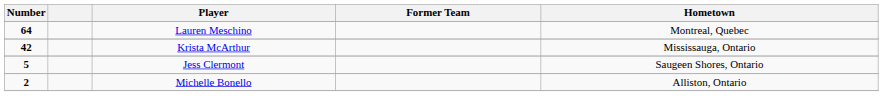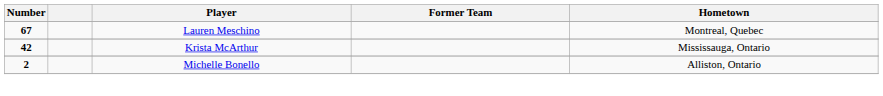(26, 30) 64 -> (26, 30) 67
- row: (214, 64)
